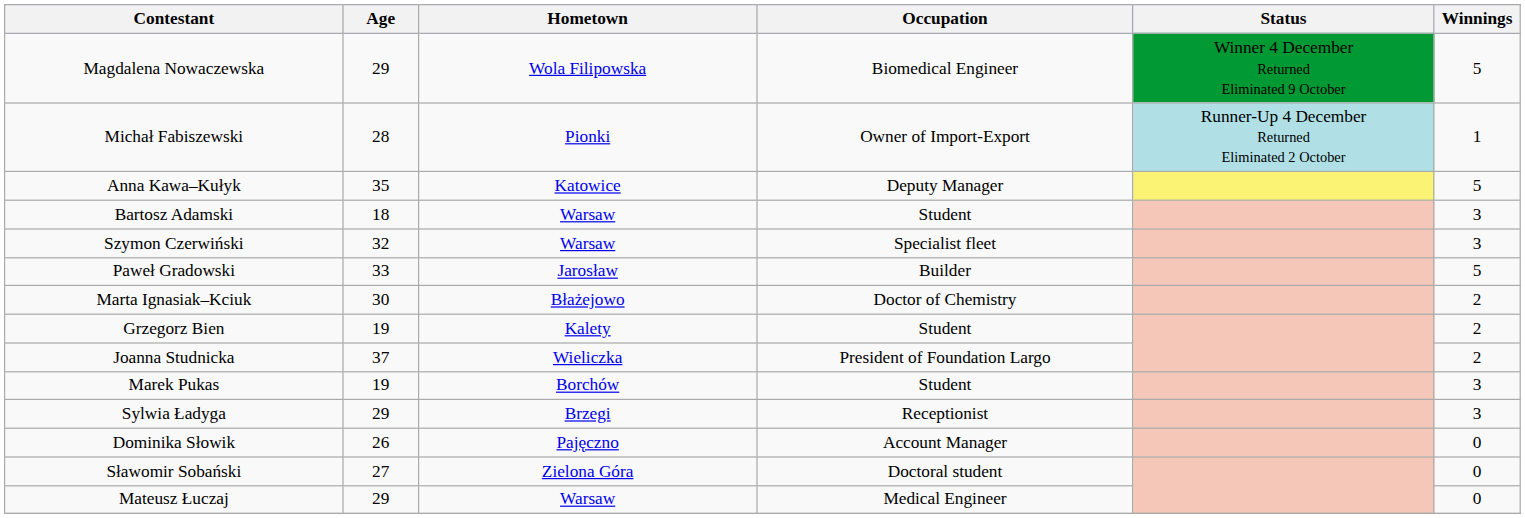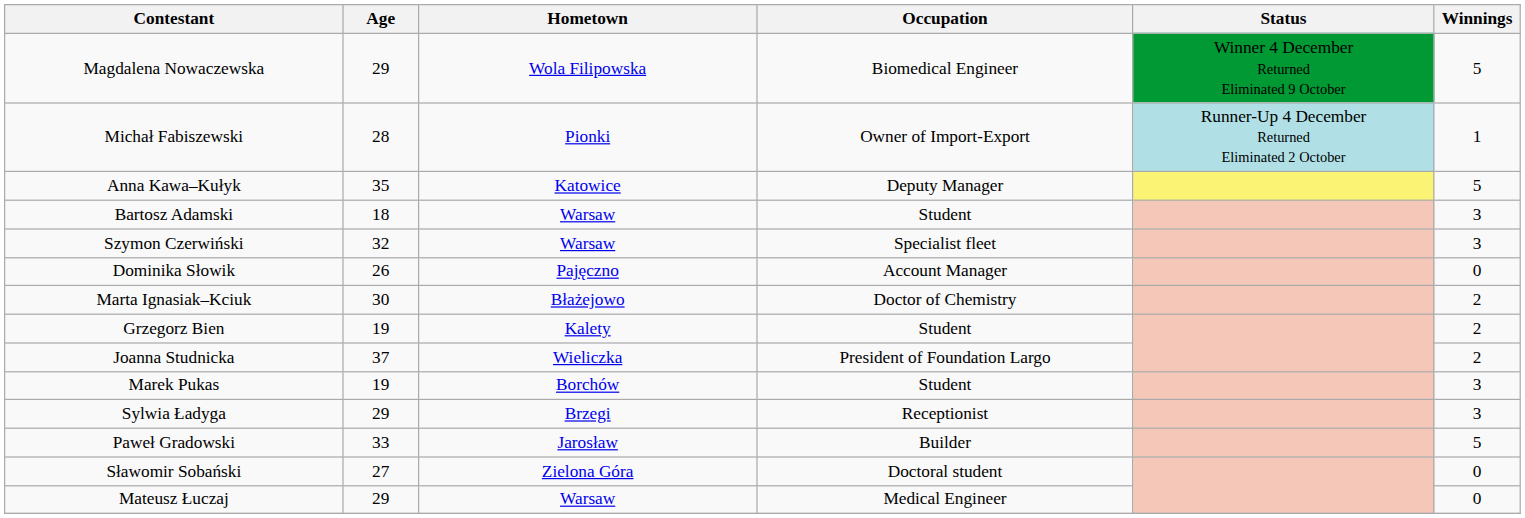rows swapped: (174, 271) <-> (174, 442)
